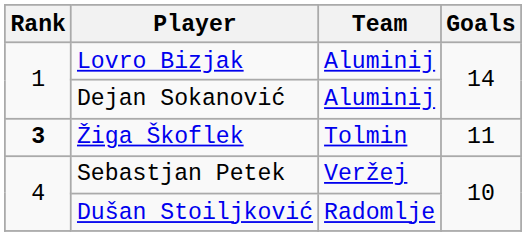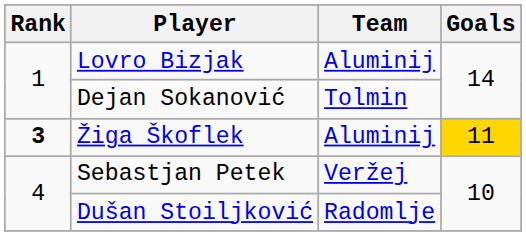(380, 99) Aluminij -> (366, 99) Tolmin
(366, 137) Tolmin -> (380, 137) Aluminij
(481, 137) no background -> (481, 137) gold background
